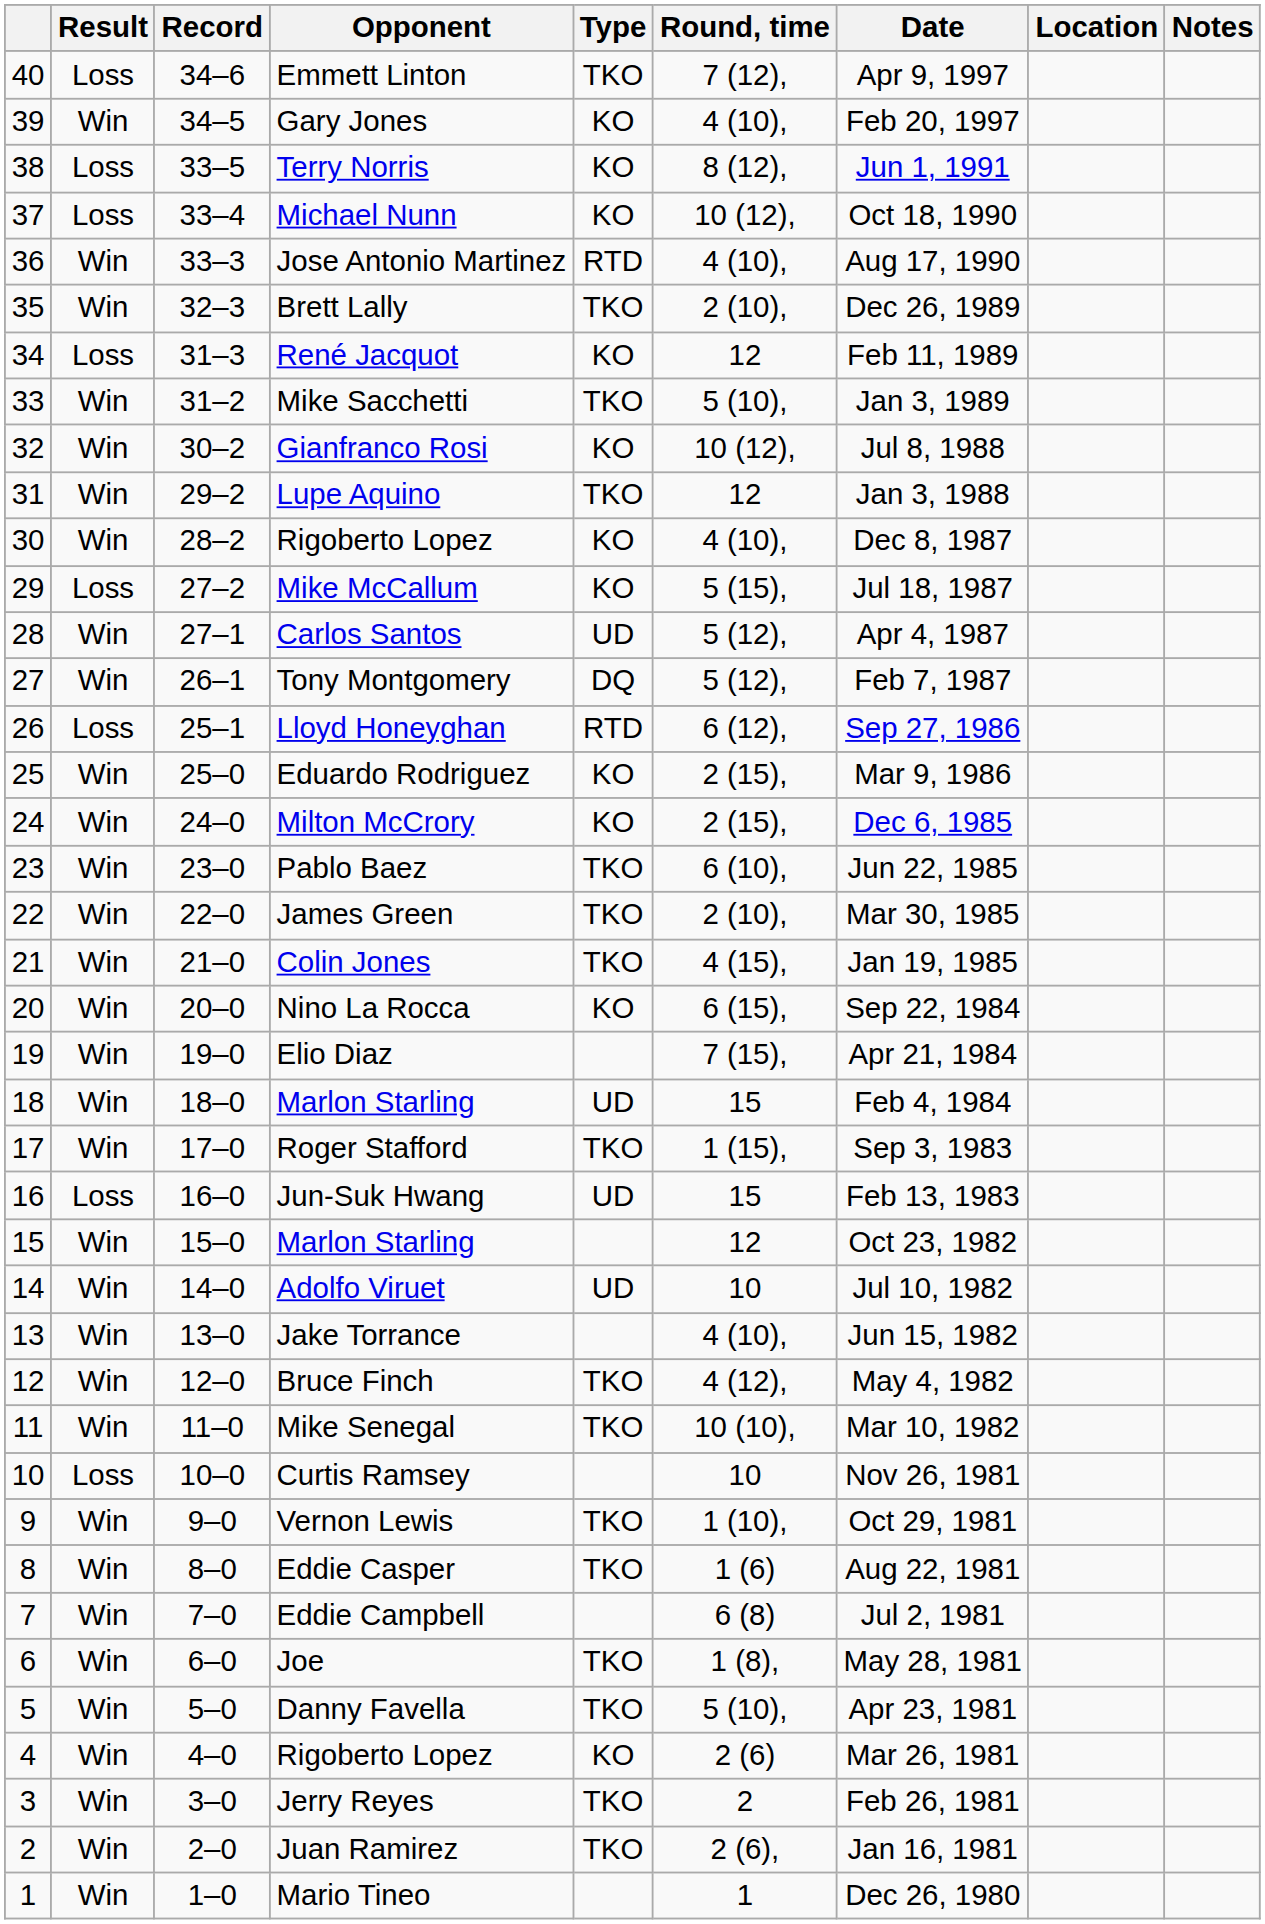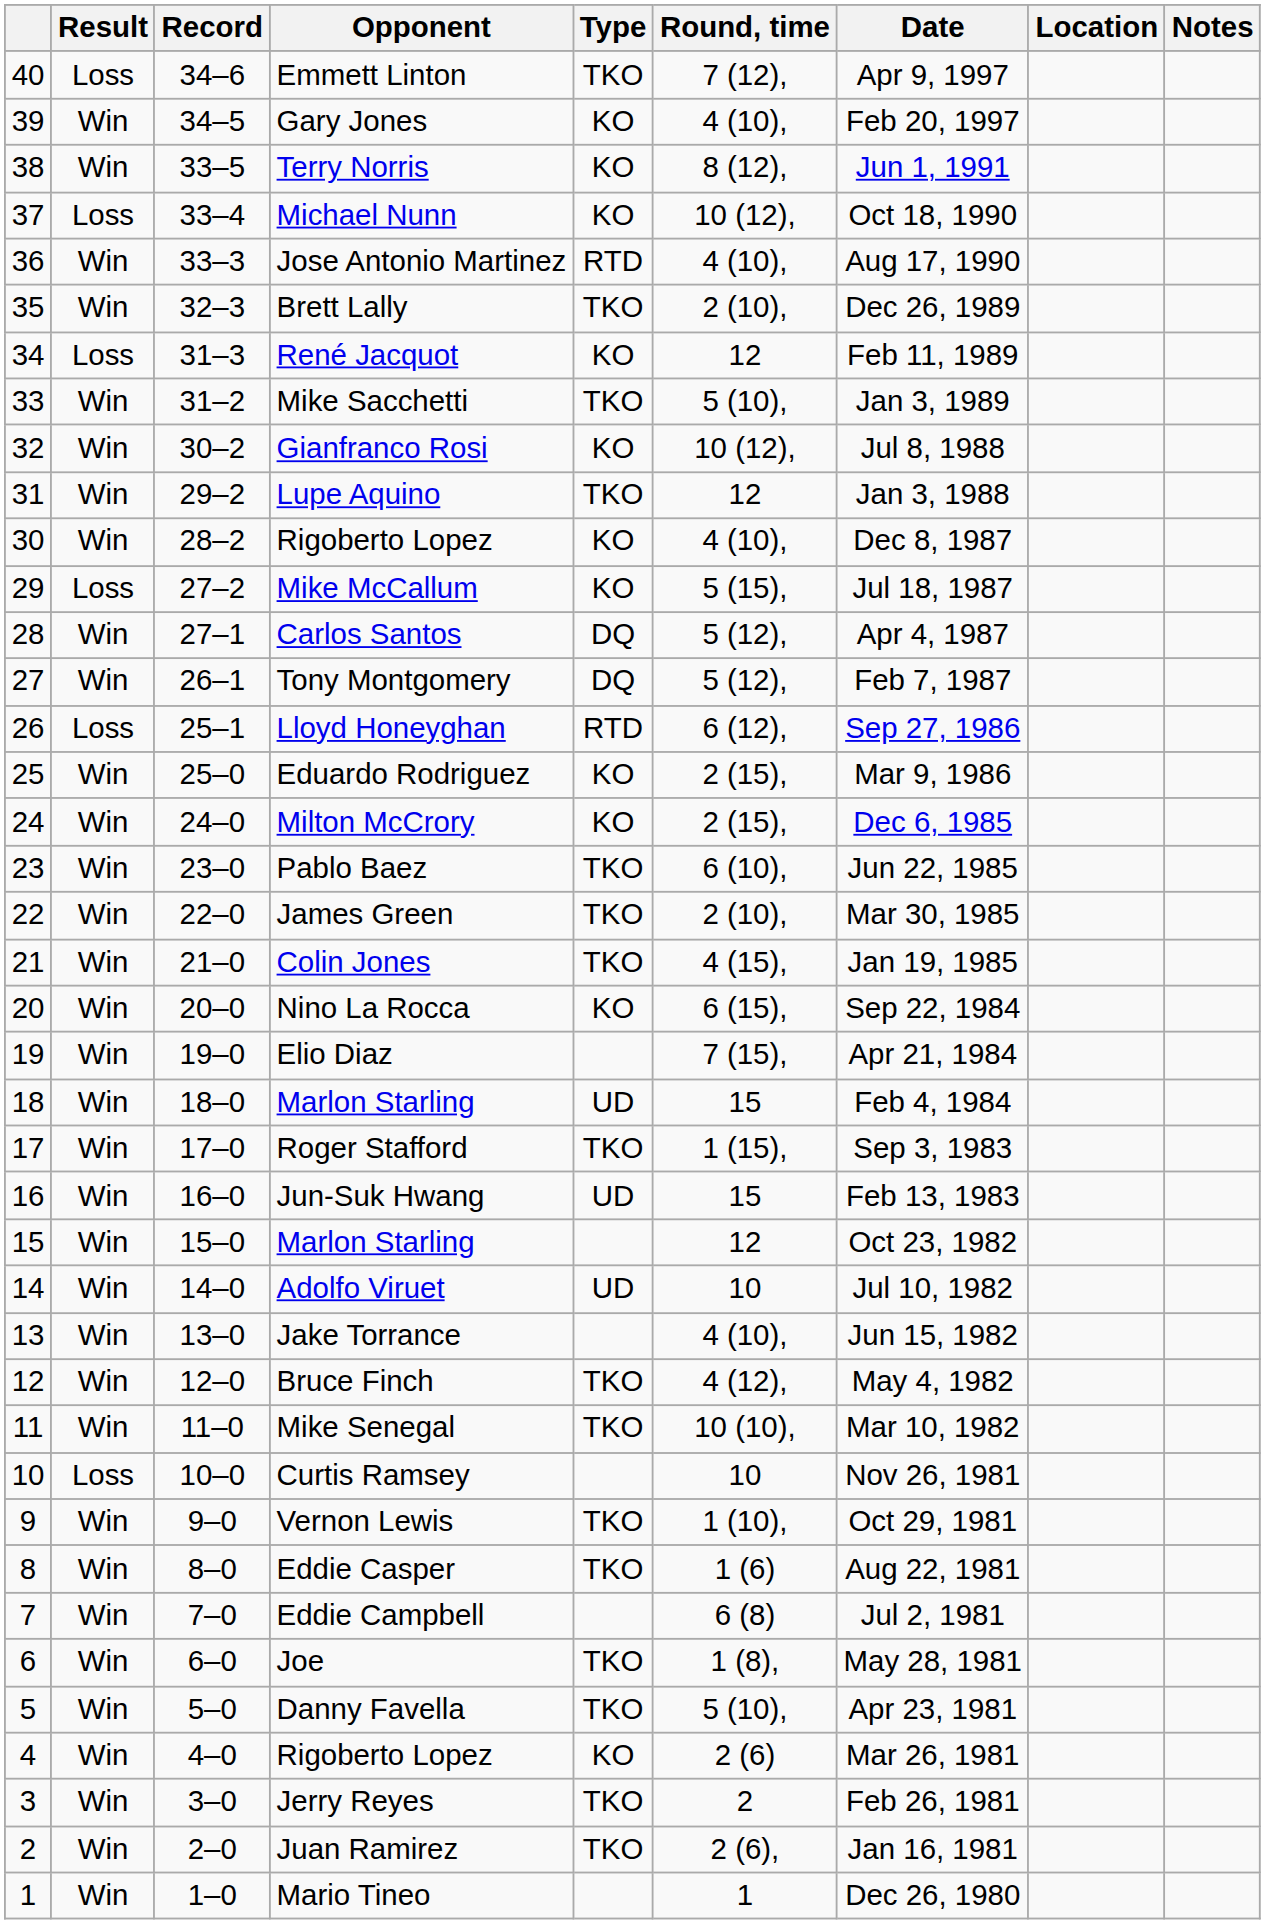(103, 167) Loss -> (103, 167) Win
(613, 634) UD -> (613, 634) DQ
(103, 1195) Loss -> (103, 1195) Win
